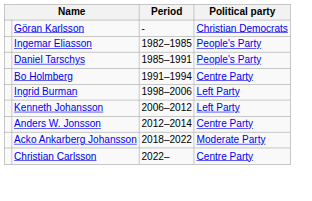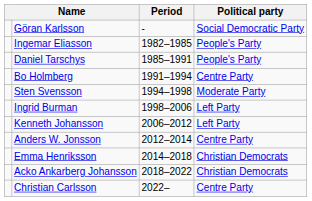(242, 28) Christian Democrats -> (250, 28) Social Democratic Party
+ row: (48, 92)
+ row: (55, 156)
(231, 140) Moderate Party -> (242, 172) Christian Democrats
